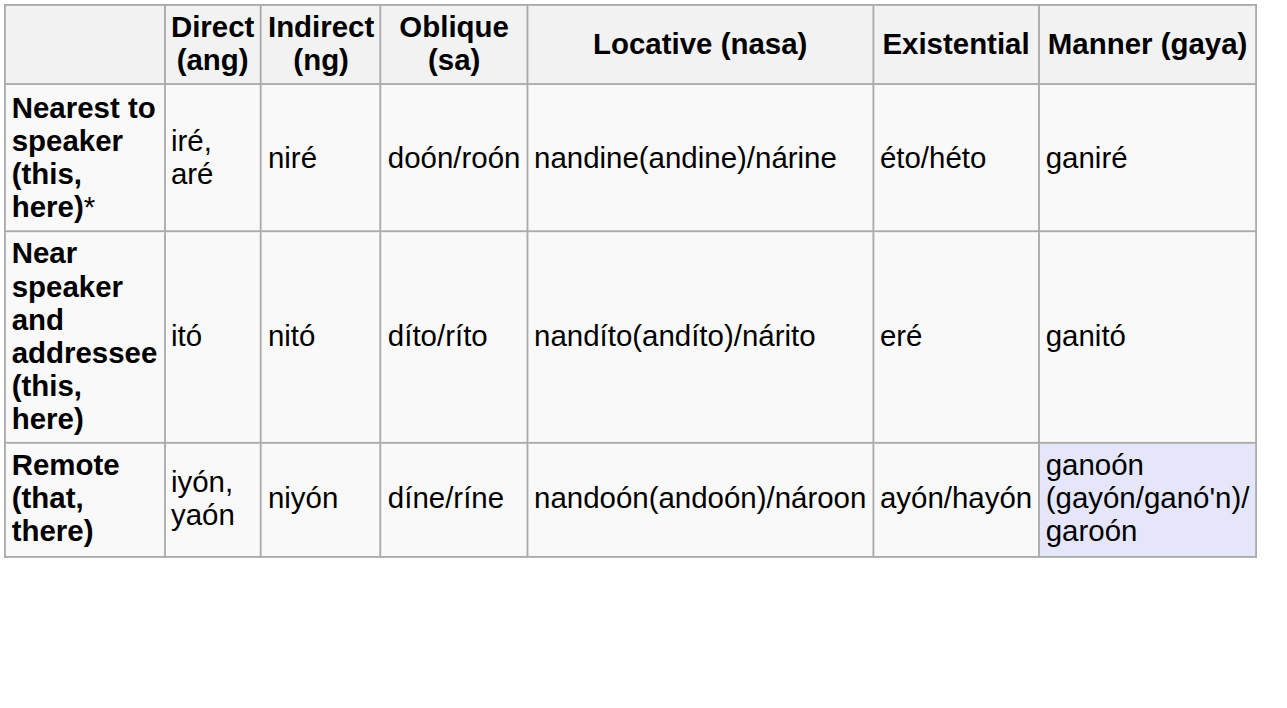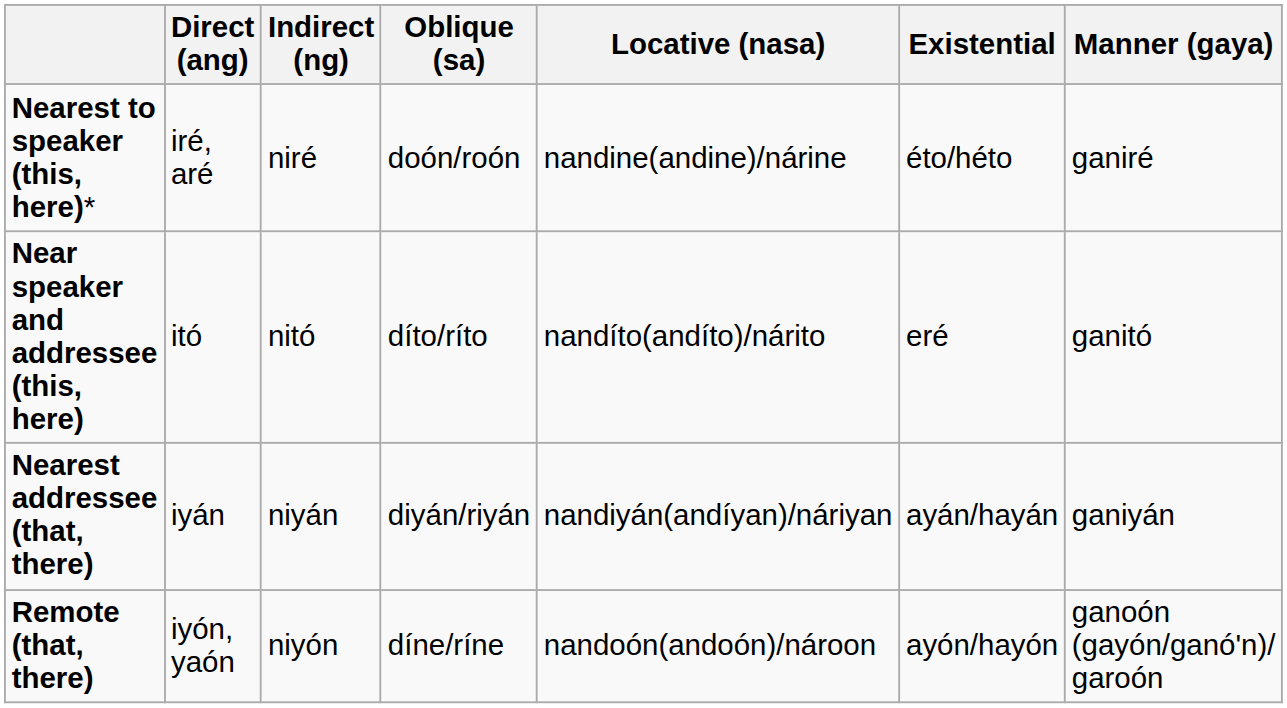+ row: (85, 515)
(1148, 499) lavender background -> (1174, 645) no background
